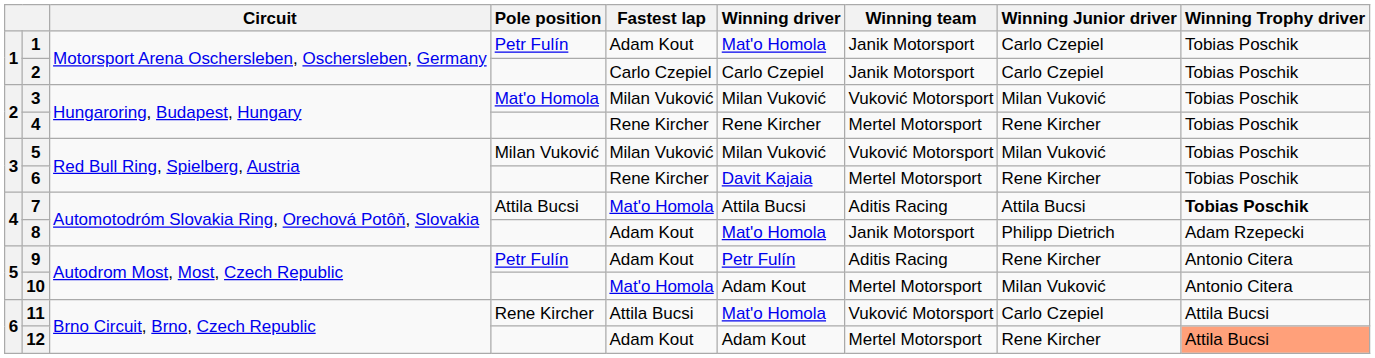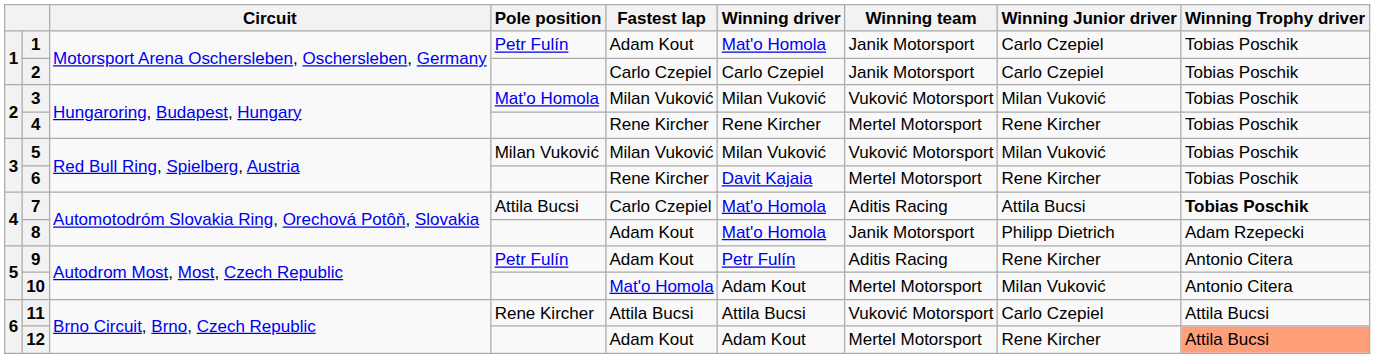(662, 205) Mat'o Homola -> (660, 205) Carlo Czepiel
(764, 205) Attila Bucsi -> (774, 205) Mat'o Homola
(774, 312) Mat'o Homola -> (764, 312) Attila Bucsi
